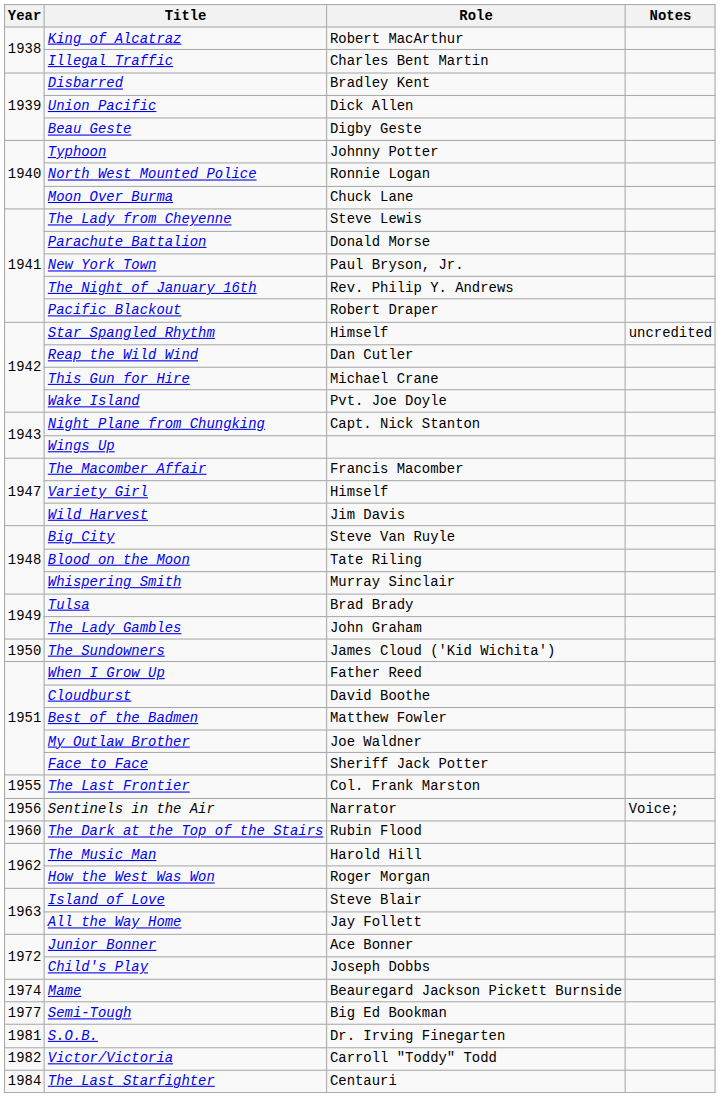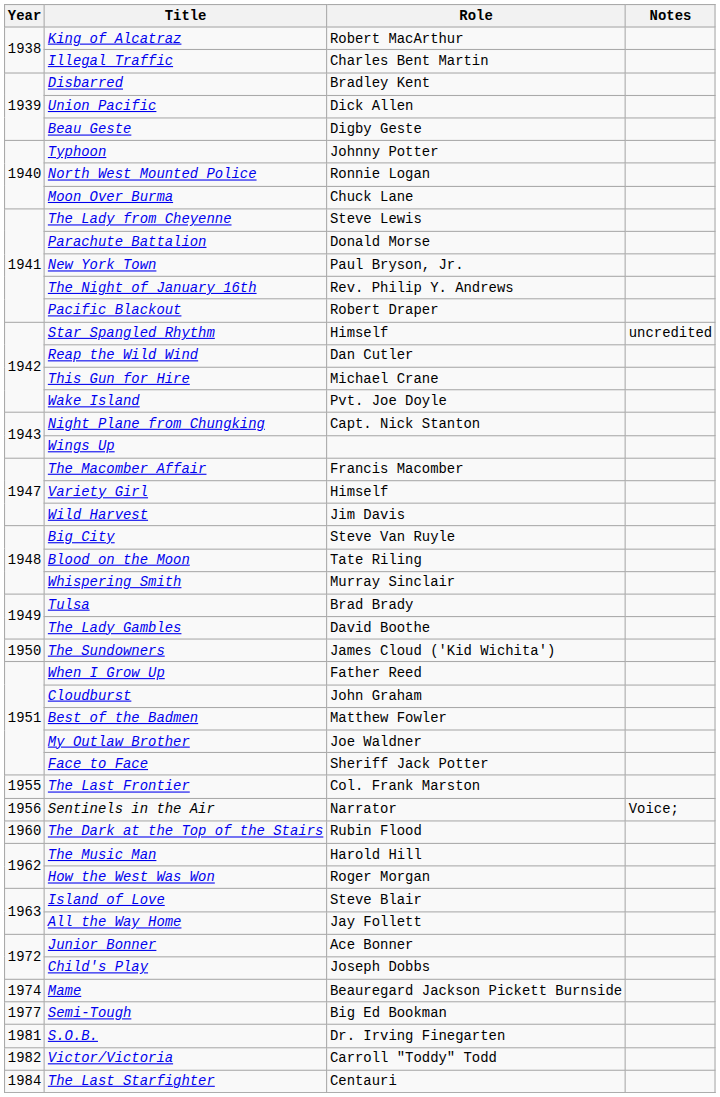(376, 628) John Graham -> (380, 628) David Boothe
(380, 696) David Boothe -> (376, 696) John Graham
